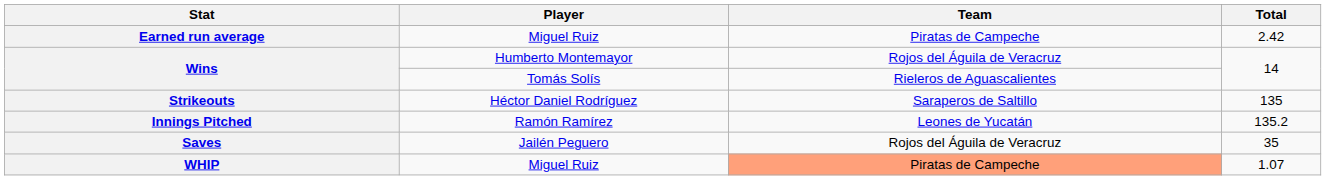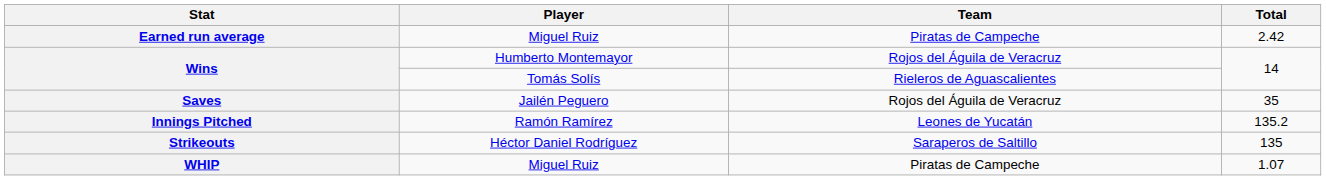rows swapped: (202, 143) <-> (202, 100)
(975, 164) lightsalmon background -> (975, 164) no background
